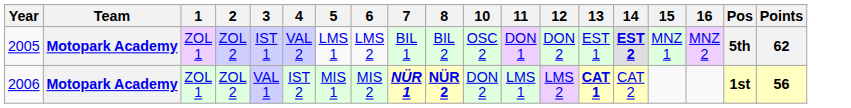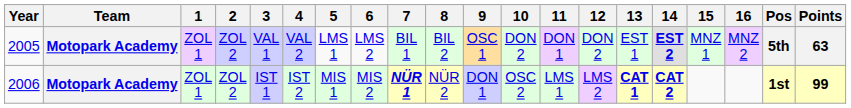+ column: (482, 15)
(266, 46) IST 1 -> (266, 46) VAL 1
(482, 46) OSC 2 -> (521, 46) DON 2
(781, 46) 62 -> (820, 46) 63
(266, 84) VAL 1 -> (266, 84) IST 1
(444, 84) bold -> (444, 84) normal
(482, 84) DON 2 -> (521, 84) OSC 2
(631, 84) normal -> (669, 84) bold
(781, 84) 56 -> (820, 84) 99
